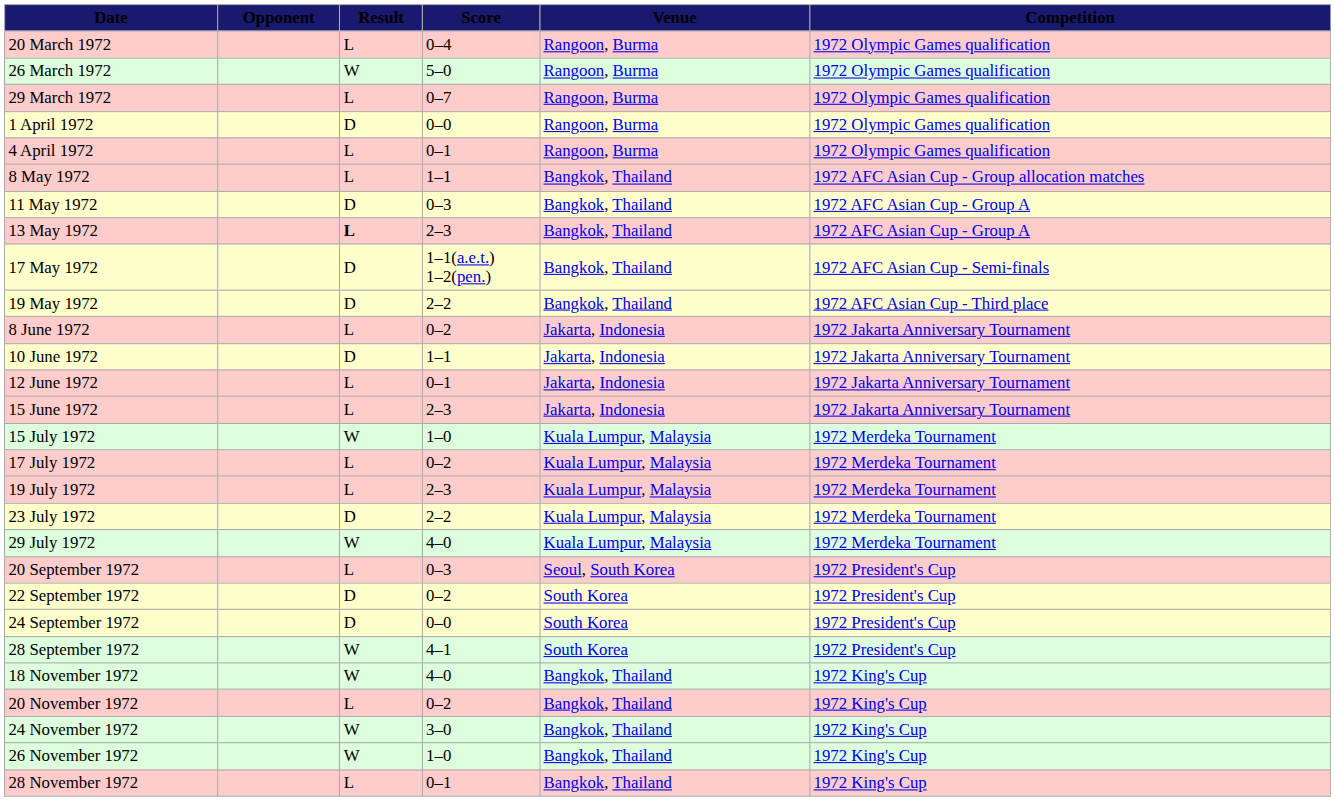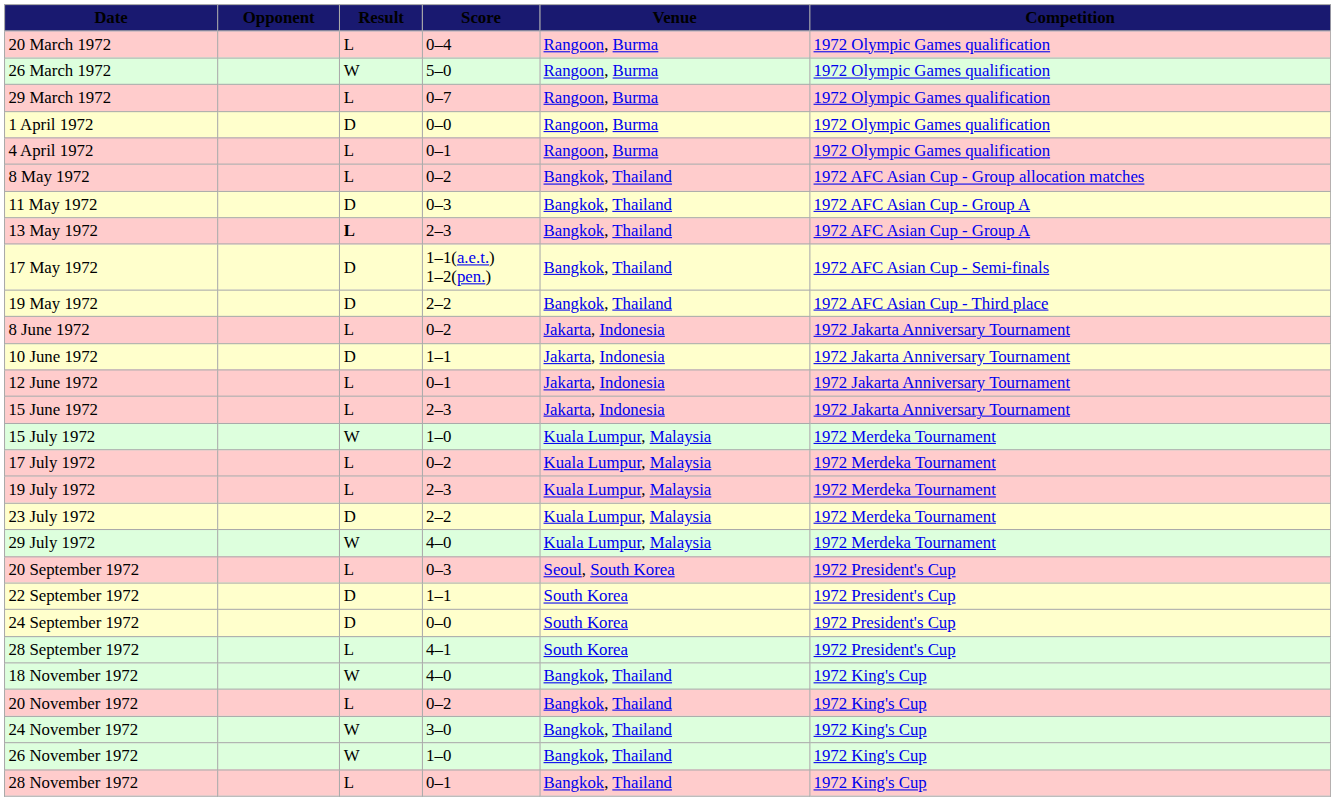(439, 177) 1–1 -> (439, 177) 0–2
(439, 596) 0–2 -> (439, 596) 1–1
(352, 649) W -> (349, 649) L
